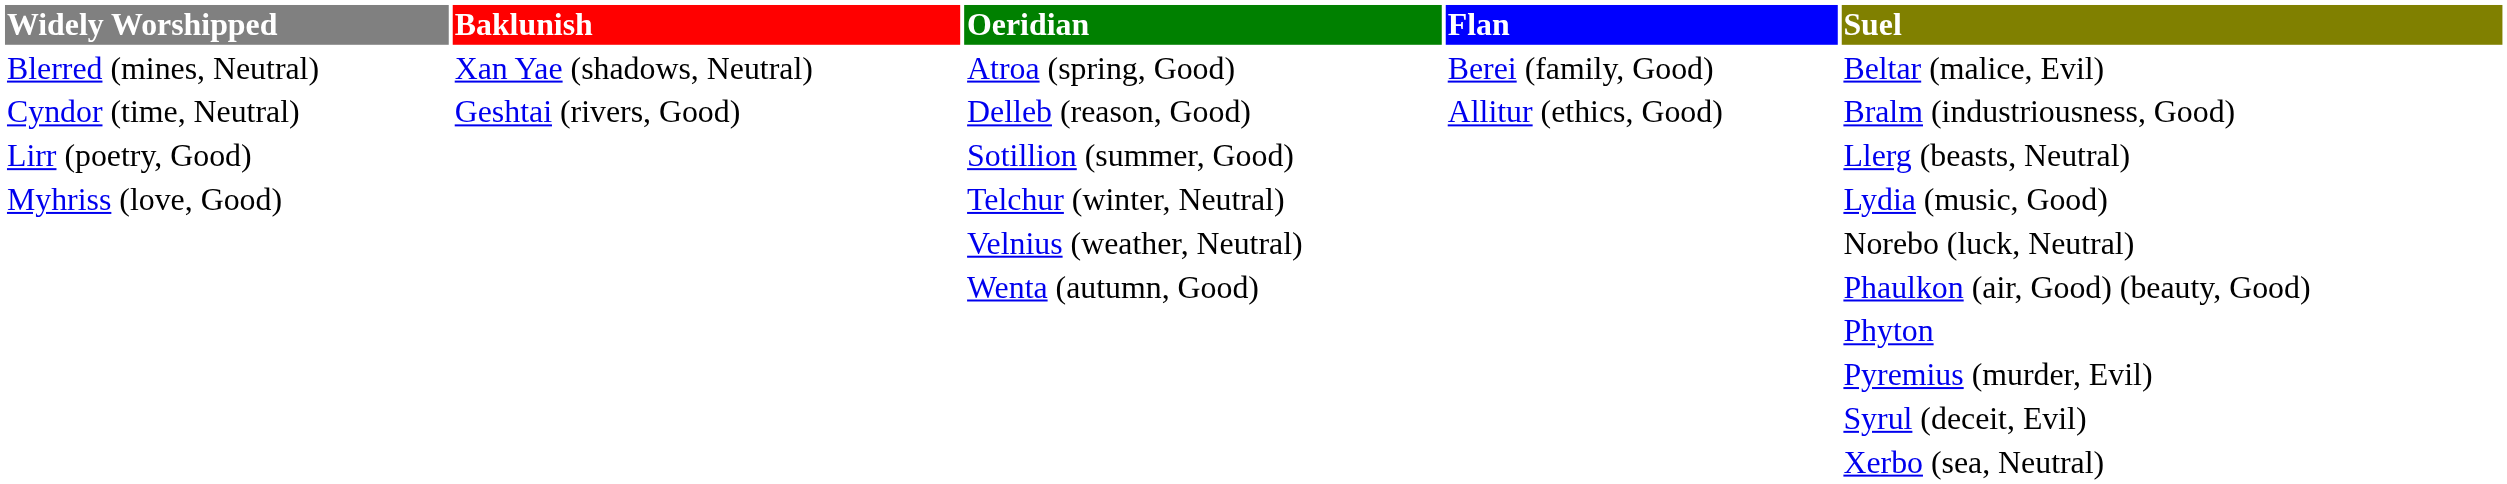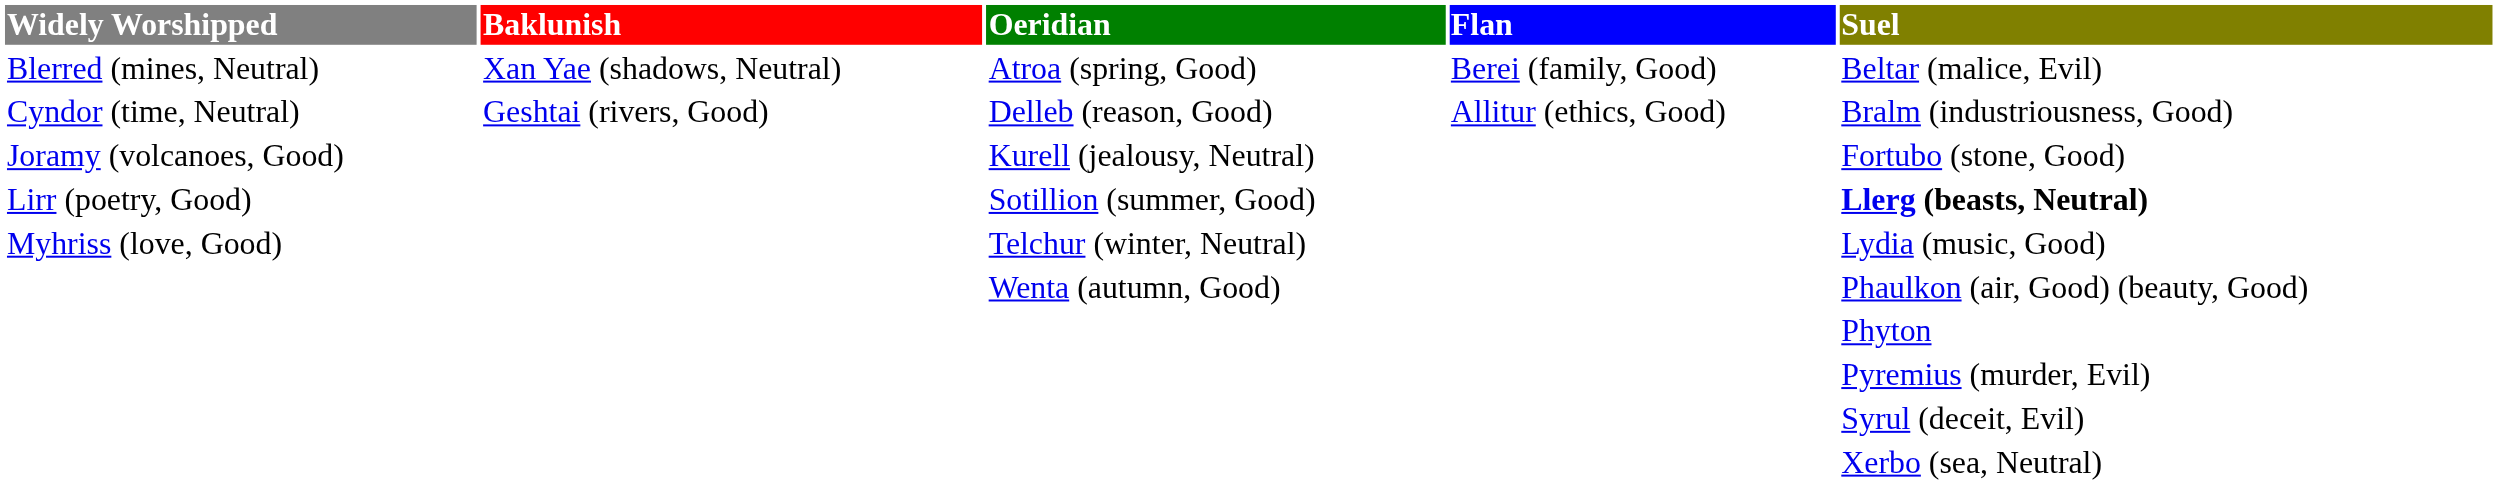+ row: (175, 155)
(1987, 155) normal -> (1995, 199) bold
- row: (227, 244)
